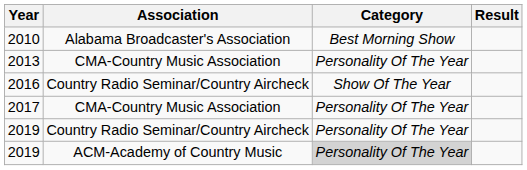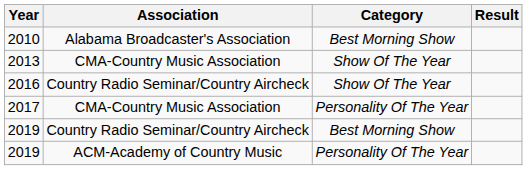(392, 61) Personality Of The Year -> (392, 61) Show Of The Year
(392, 130) Personality Of The Year -> (392, 130) Best Morning Show
(392, 152) lightgrey background -> (392, 152) no background
